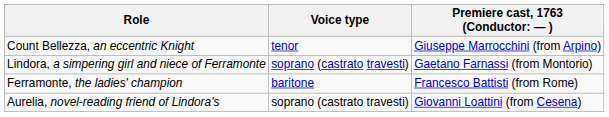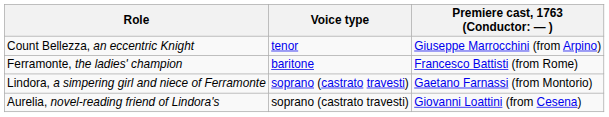rows swapped: (136, 64) <-> (95, 83)
